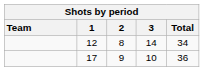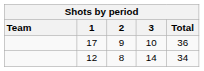rows swapped: (92, 58) <-> (92, 43)
